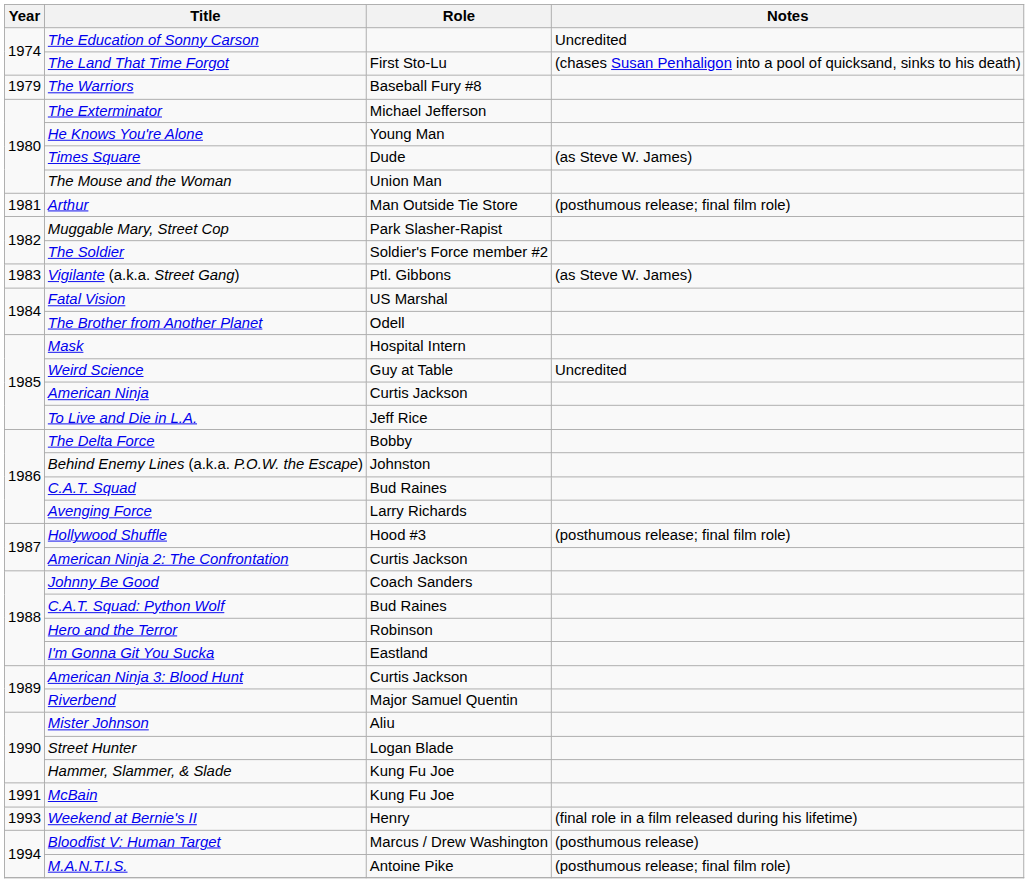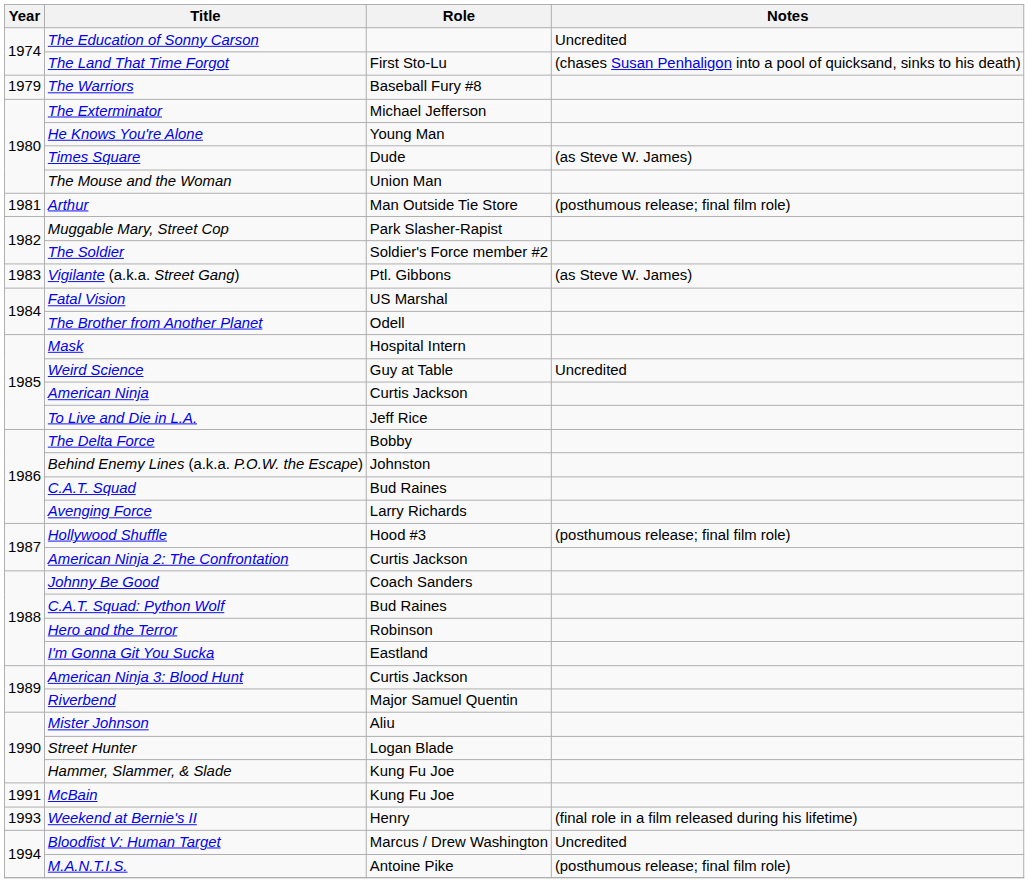(627, 842) (posthumous release) -> (591, 842) Uncredited
